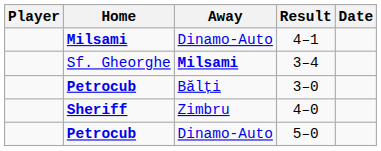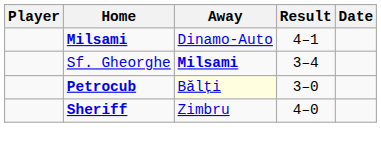(199, 87) no background -> (199, 87) lightyellow background
- row: (306, 134)
